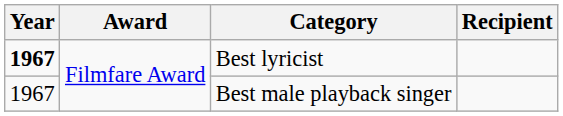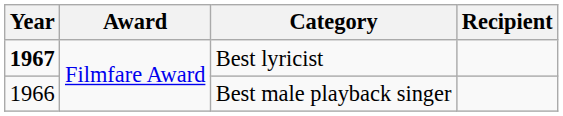(32, 93) 1967 -> (32, 93) 1966
